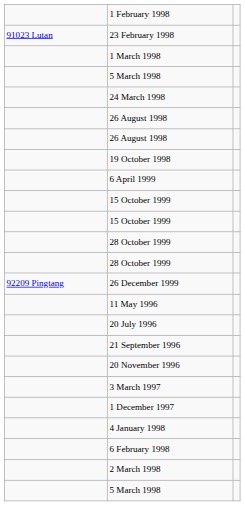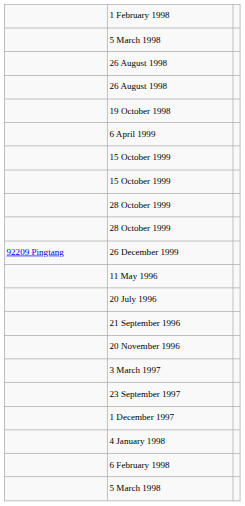- row: (30, 35)
- row: (56, 56)
- row: (56, 97)
+ row: (56, 394)
- row: (56, 470)
